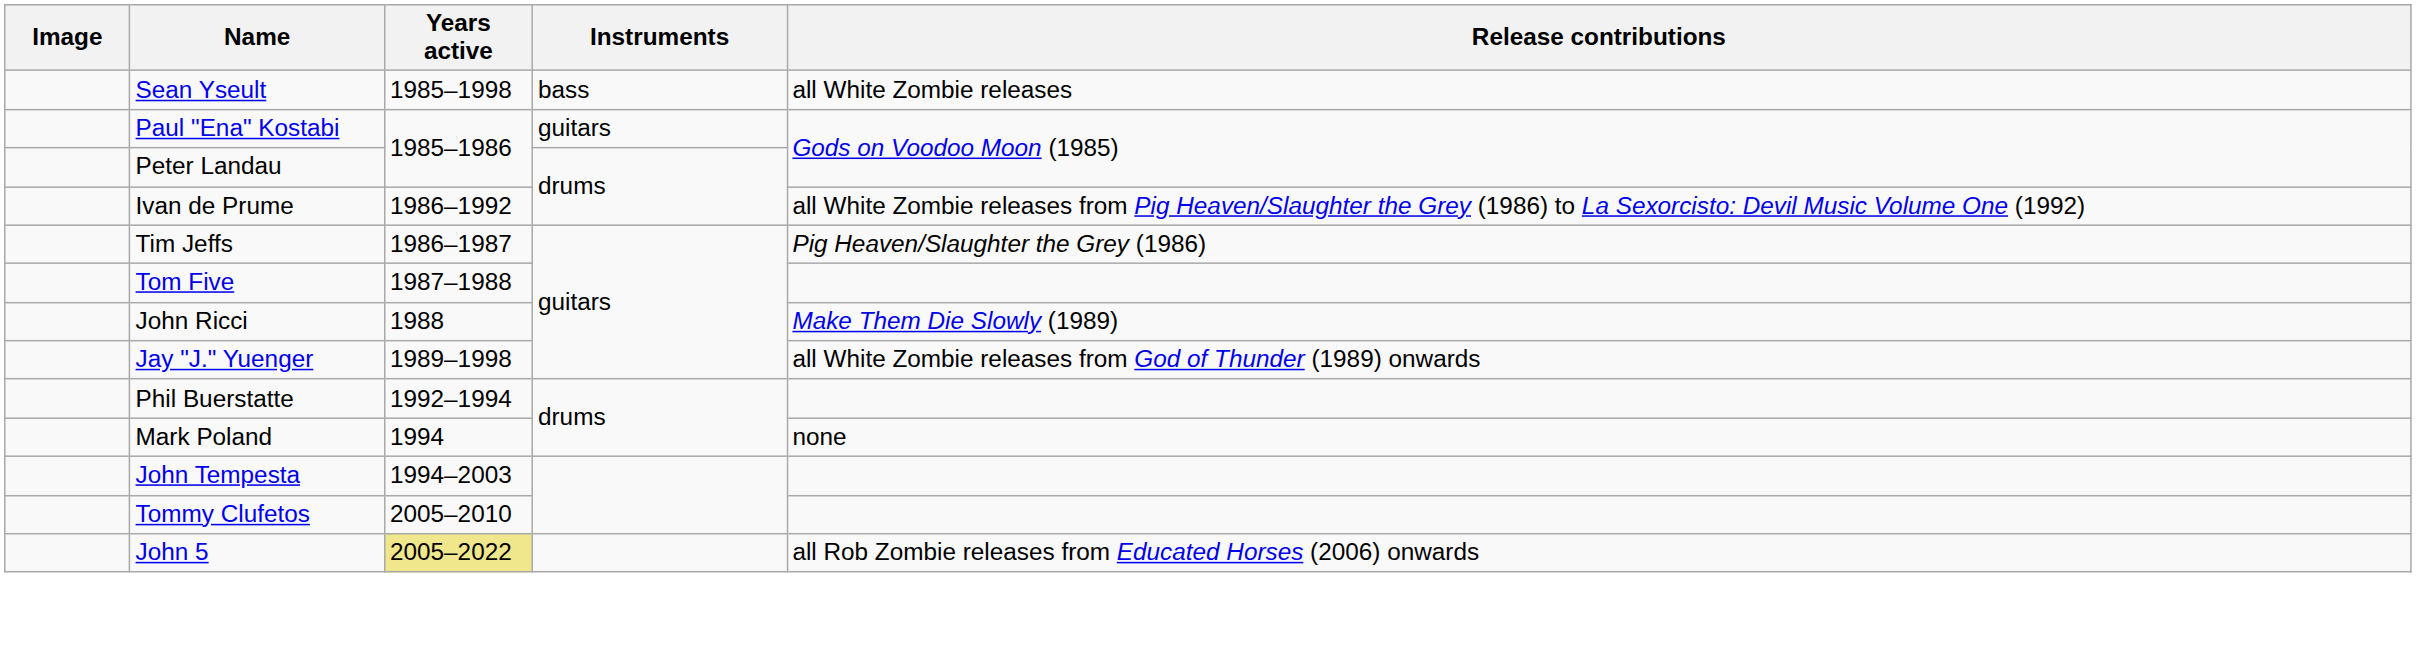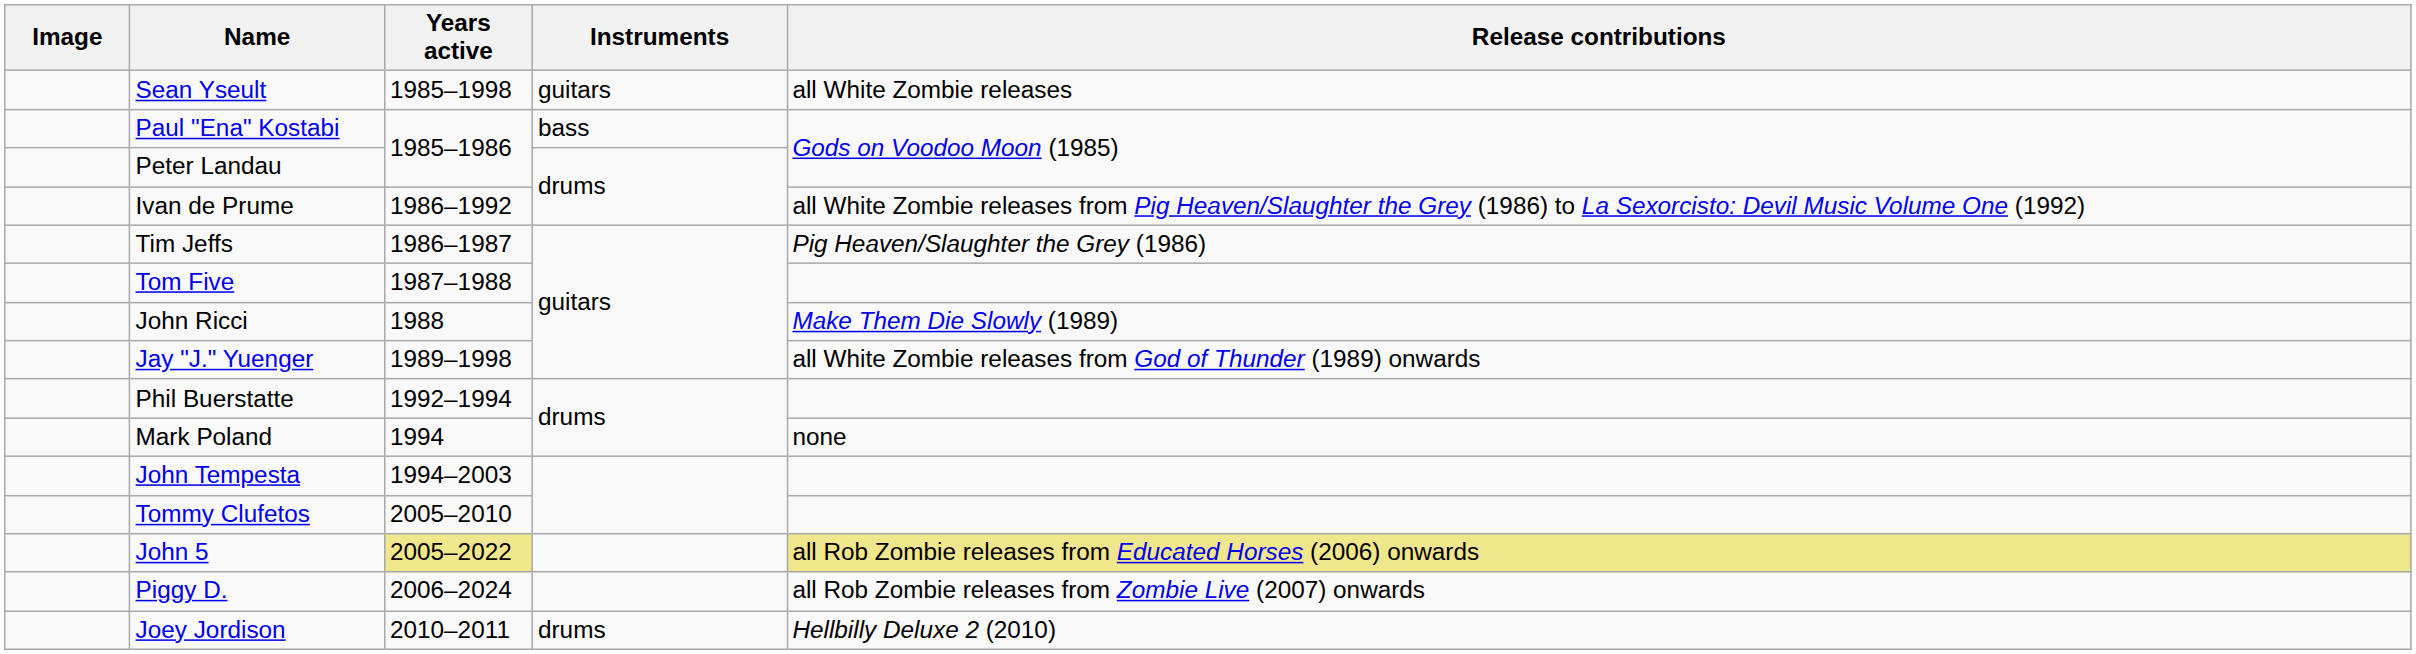(564, 89) bass -> (574, 89) guitars
(574, 128) guitars -> (564, 128) bass
(1136, 552) no background -> (1136, 552) khaki background
+ row: (182, 591)
+ row: (211, 629)
